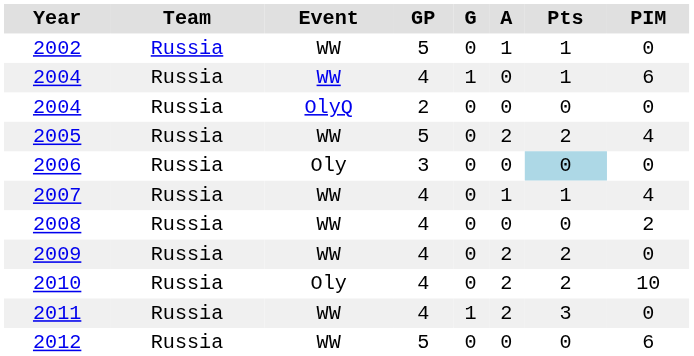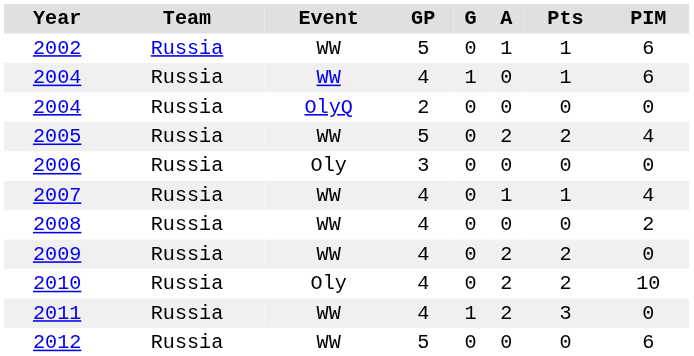(648, 48) 0 -> (648, 48) 6
(565, 166) lightblue background -> (565, 166) no background
